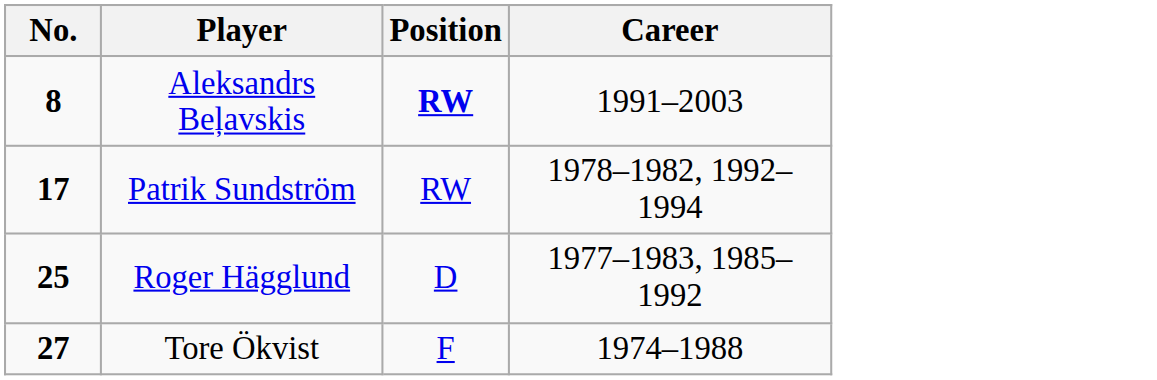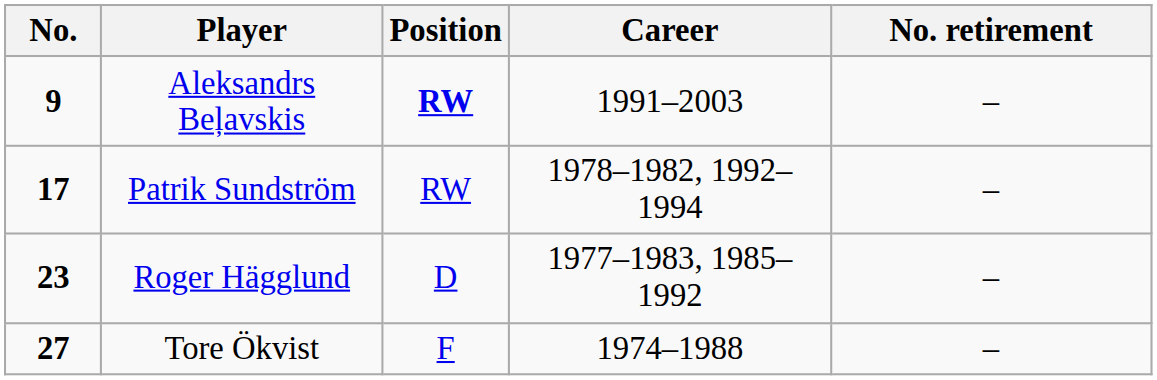+ column: (991, 30)
(53, 100) 8 -> (53, 100) 9
(53, 277) 25 -> (53, 277) 23
